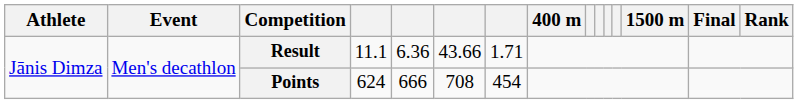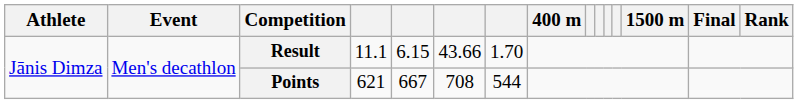(413, 51) 6.36 -> (413, 51) 6.15
(507, 51) 1.71 -> (507, 51) 1.70
(371, 83) 624 -> (371, 83) 621
(413, 83) 666 -> (413, 83) 667
(507, 83) 454 -> (507, 83) 544
